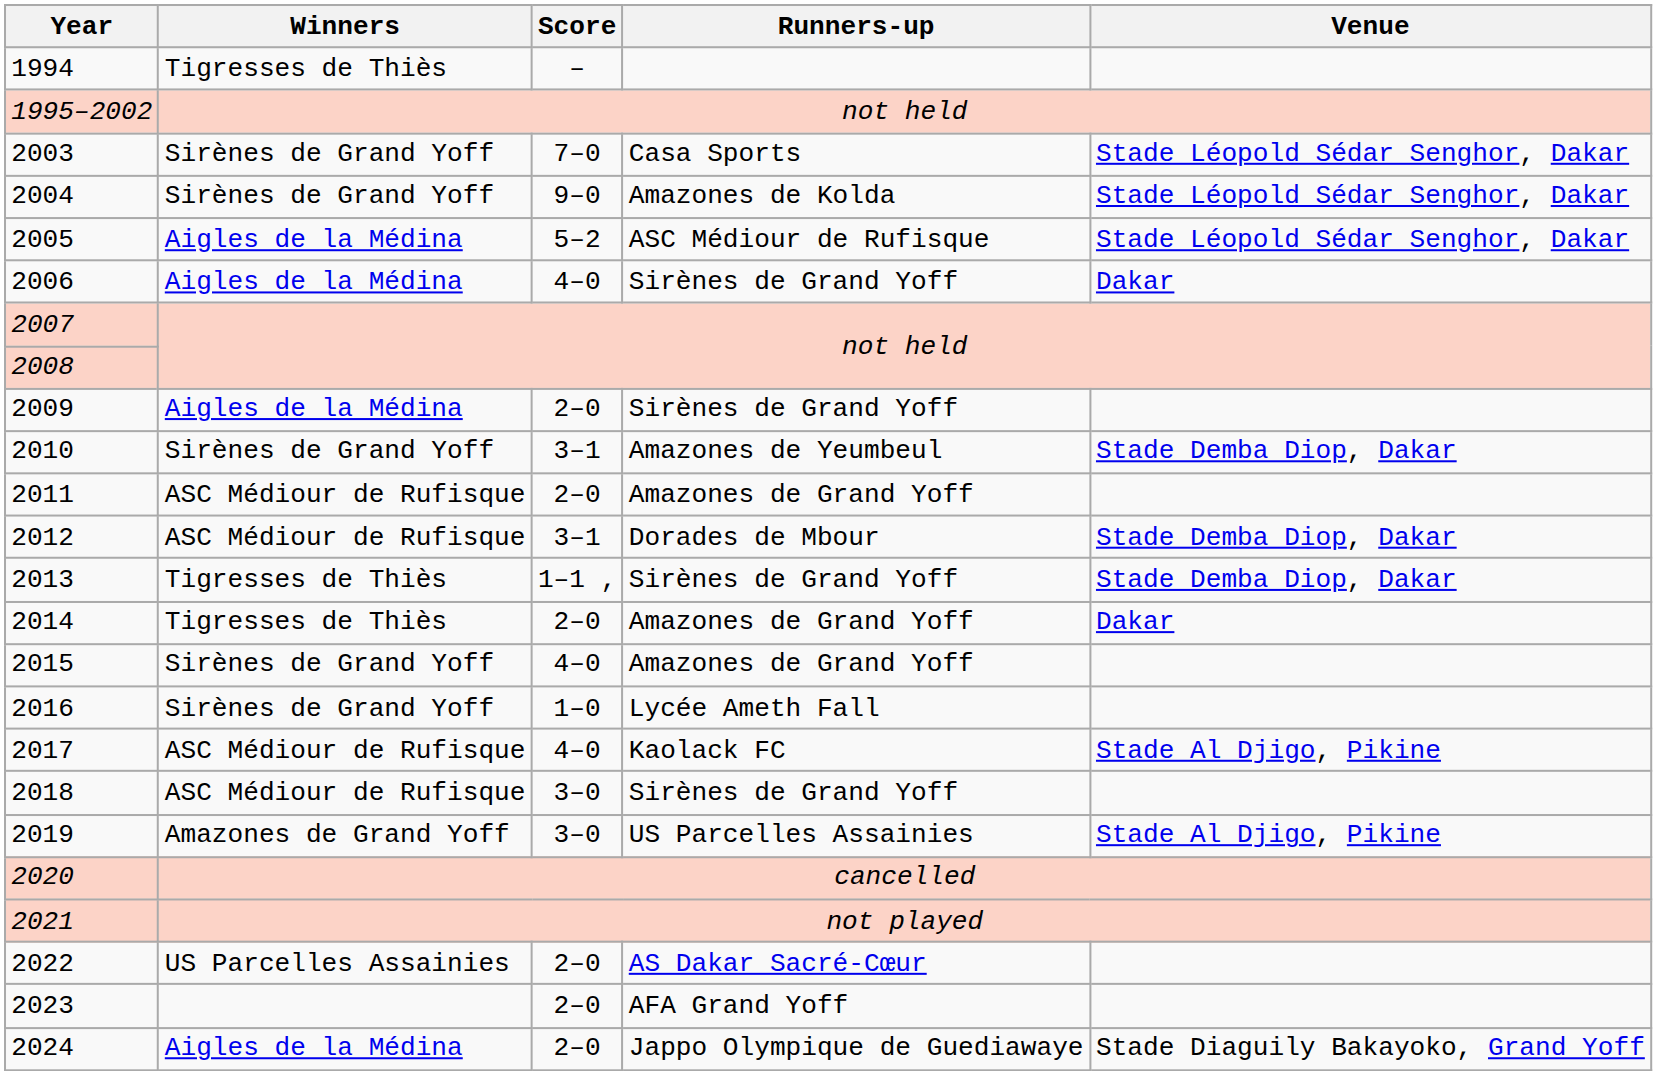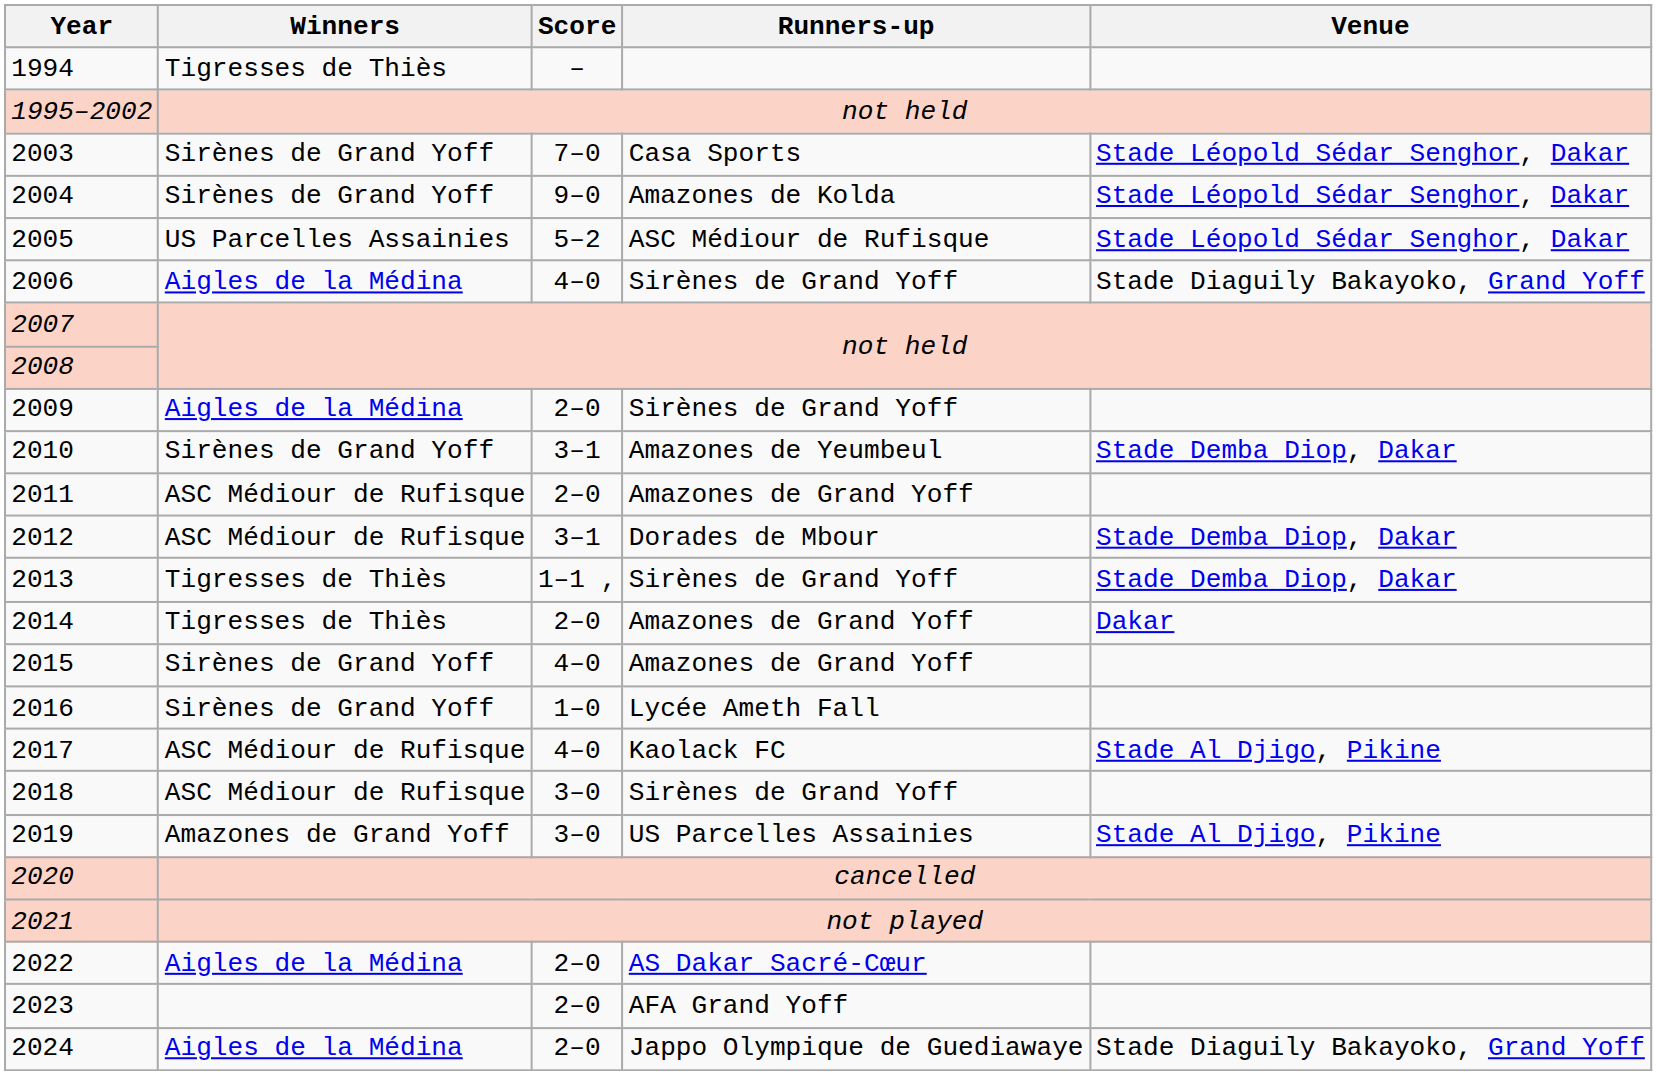(314, 239) Aigles de la Médina -> (337, 239) US Parcelles Assainies
(1135, 282) Dakar -> (1370, 282) Stade Diaguily Bakayoko, Grand Yoff
(337, 963) US Parcelles Assainies -> (314, 963) Aigles de la Médina
